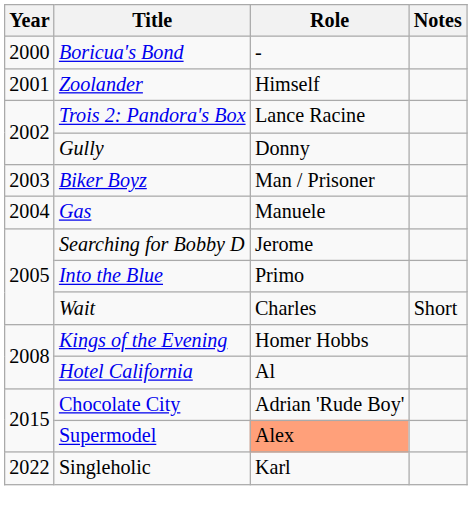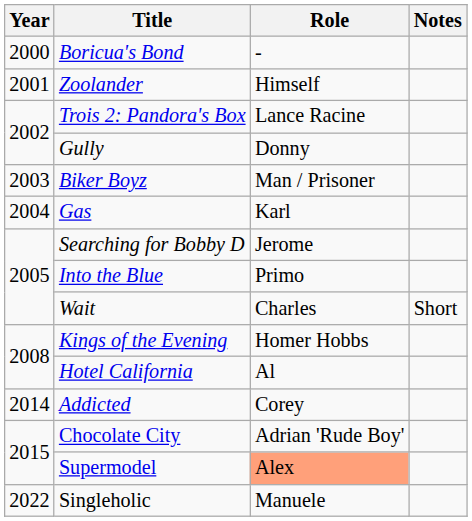(290, 212) Manuele -> (273, 212) Karl
+ row: (95, 404)
(273, 468) Karl -> (290, 500) Manuele
